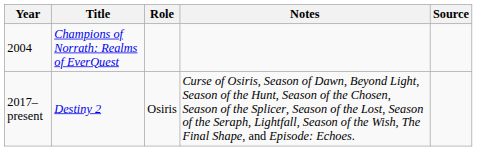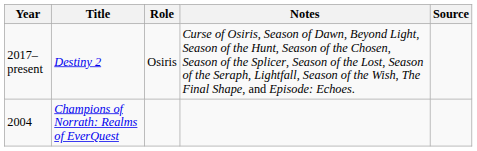rows swapped: (20, 47) <-> (25, 108)
